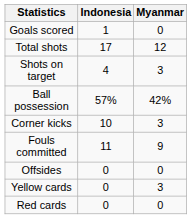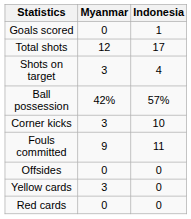columns swapped: (160, 13) <-> (106, 13)
